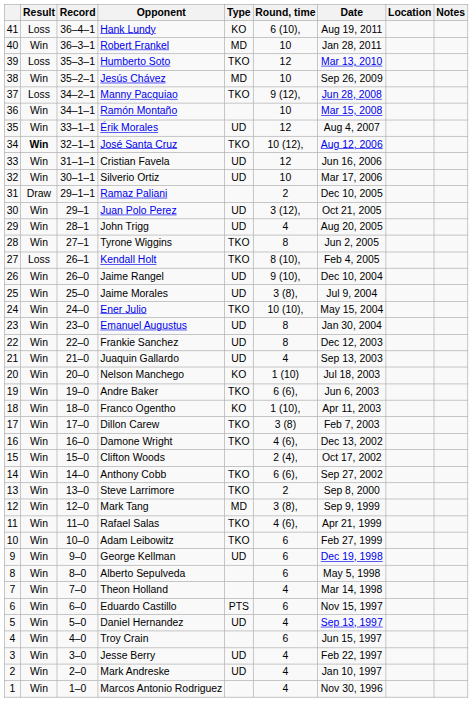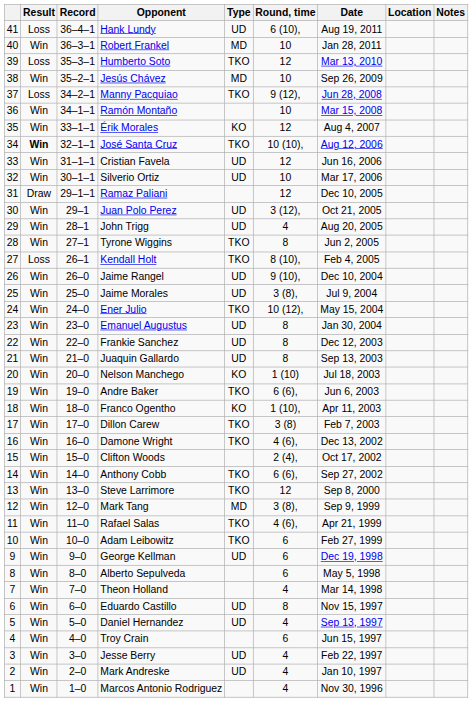(239, 29) KO -> (239, 29) UD
(239, 128) UD -> (239, 128) KO
(285, 144) 10 (12), -> (285, 144) 10 (10),
(285, 194) 2 -> (285, 194) 12
(285, 309) 10 (10), -> (285, 309) 10 (12),
(285, 359) 4 -> (285, 359) 8
(285, 491) 2 -> (285, 491) 12
(239, 606) PTS -> (239, 606) UD
(285, 606) 6 -> (285, 606) 8
